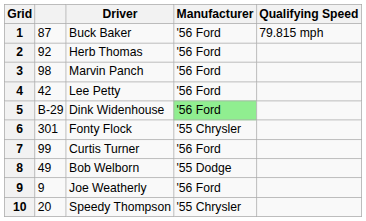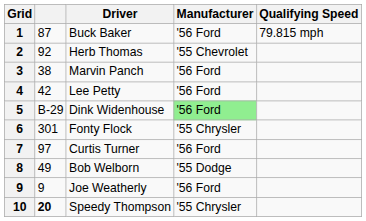(199, 52) '56 Ford -> (212, 52) '55 Chevrolet
(45, 71) 98 -> (45, 71) 38
(45, 149) 99 -> (45, 149) 97
(45, 206) normal -> (45, 206) bold
